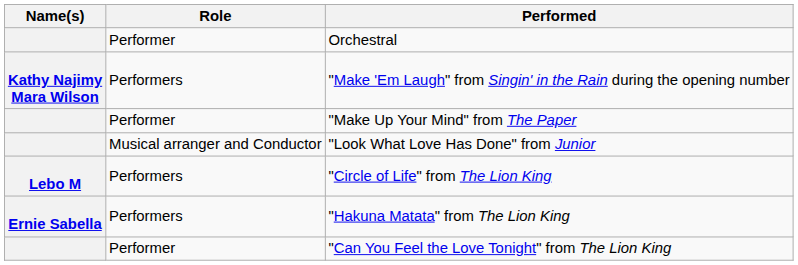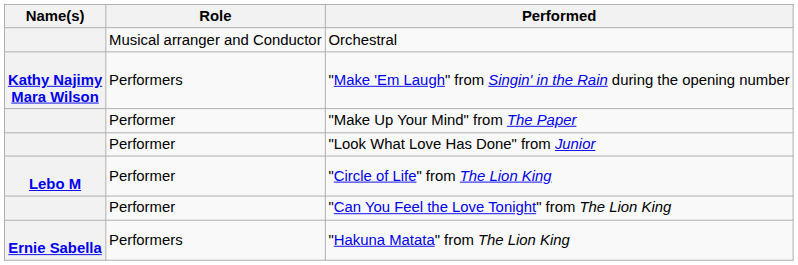(142, 39) Performer -> (215, 39) Musical arranger and Conductor
(215, 144) Musical arranger and Conductor -> (142, 144) Performer
(146, 176) Performers -> (142, 176) Performer
rows swapped: (449, 216) <-> (500, 248)
